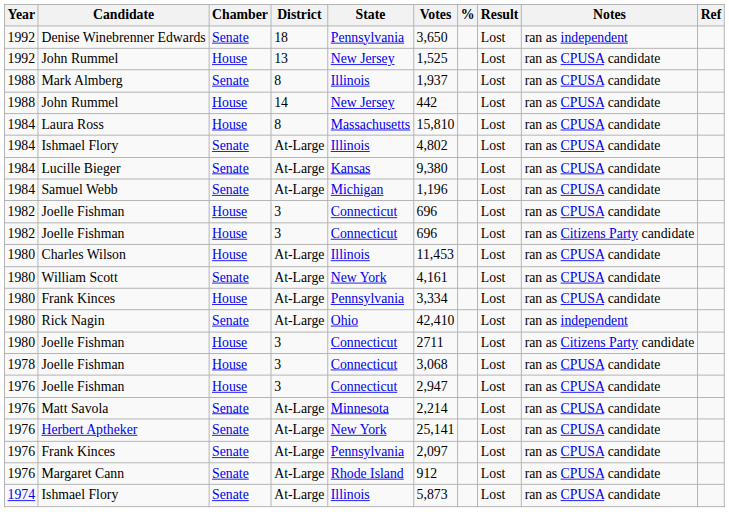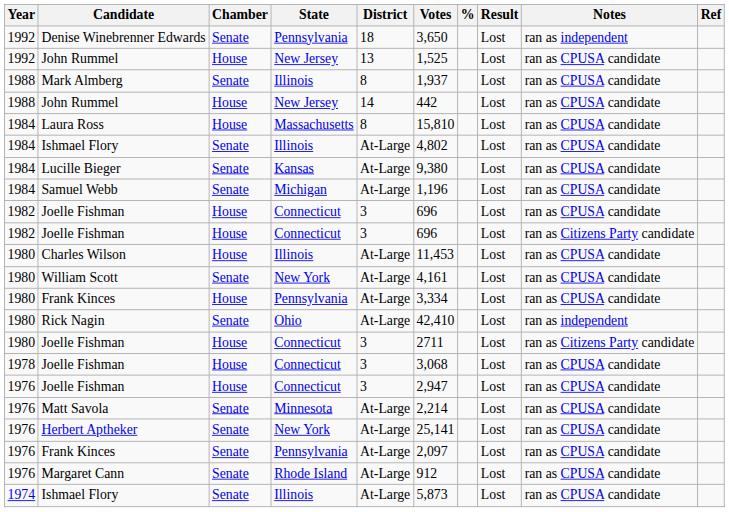columns swapped: (370, 15) <-> (299, 15)
